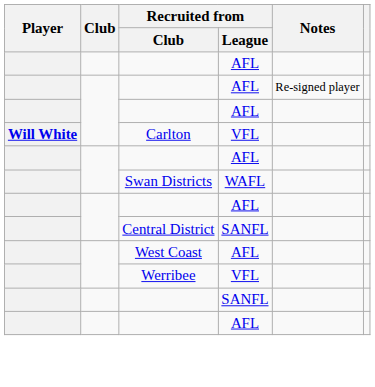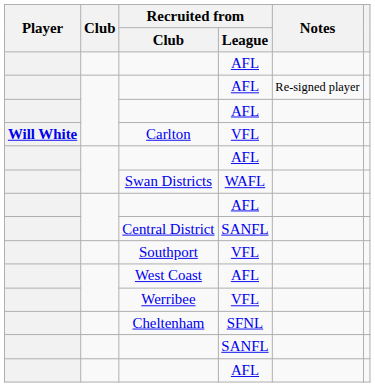+ row: (168, 252)
+ row: (168, 323)
